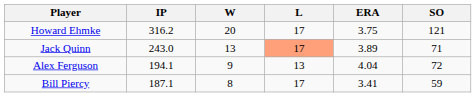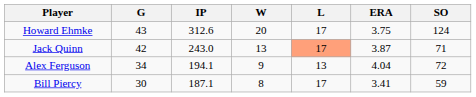+ column: (141, 13)
(161, 30) 316.2 -> (201, 30) 312.6
(437, 30) 121 -> (441, 30) 124
(368, 48) 3.89 -> (381, 48) 3.87
